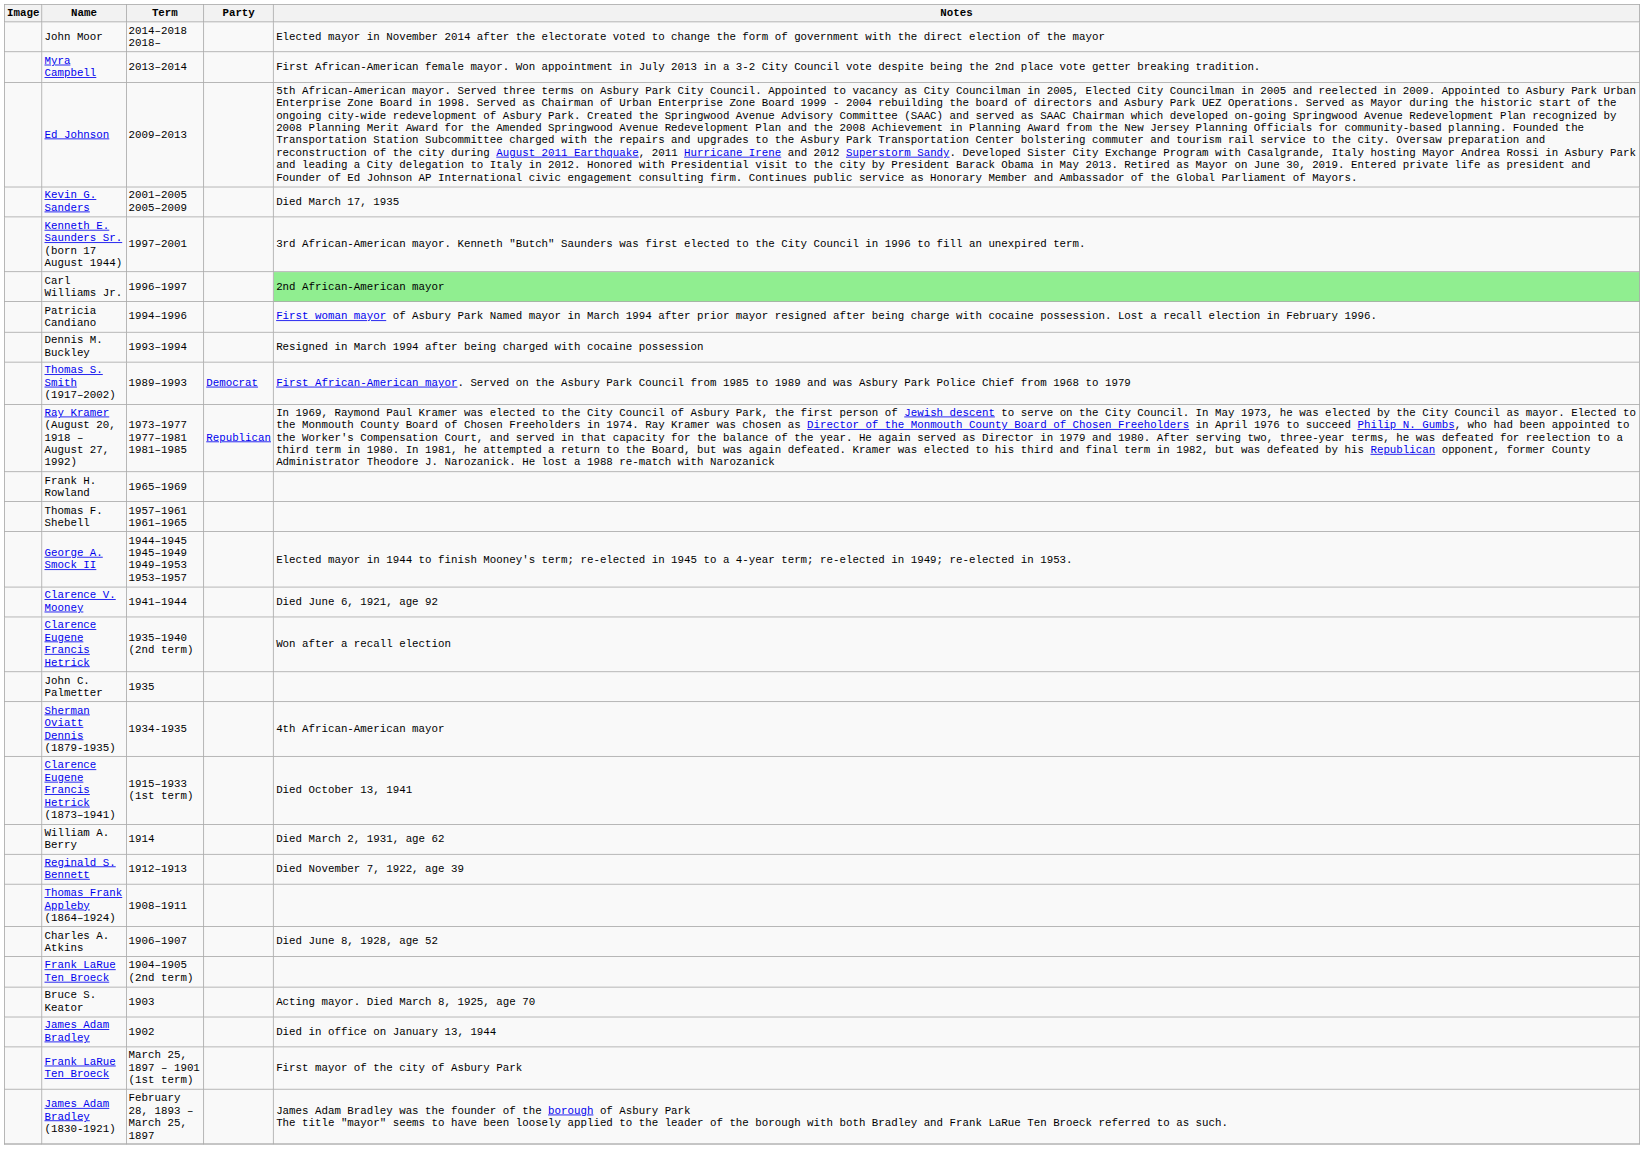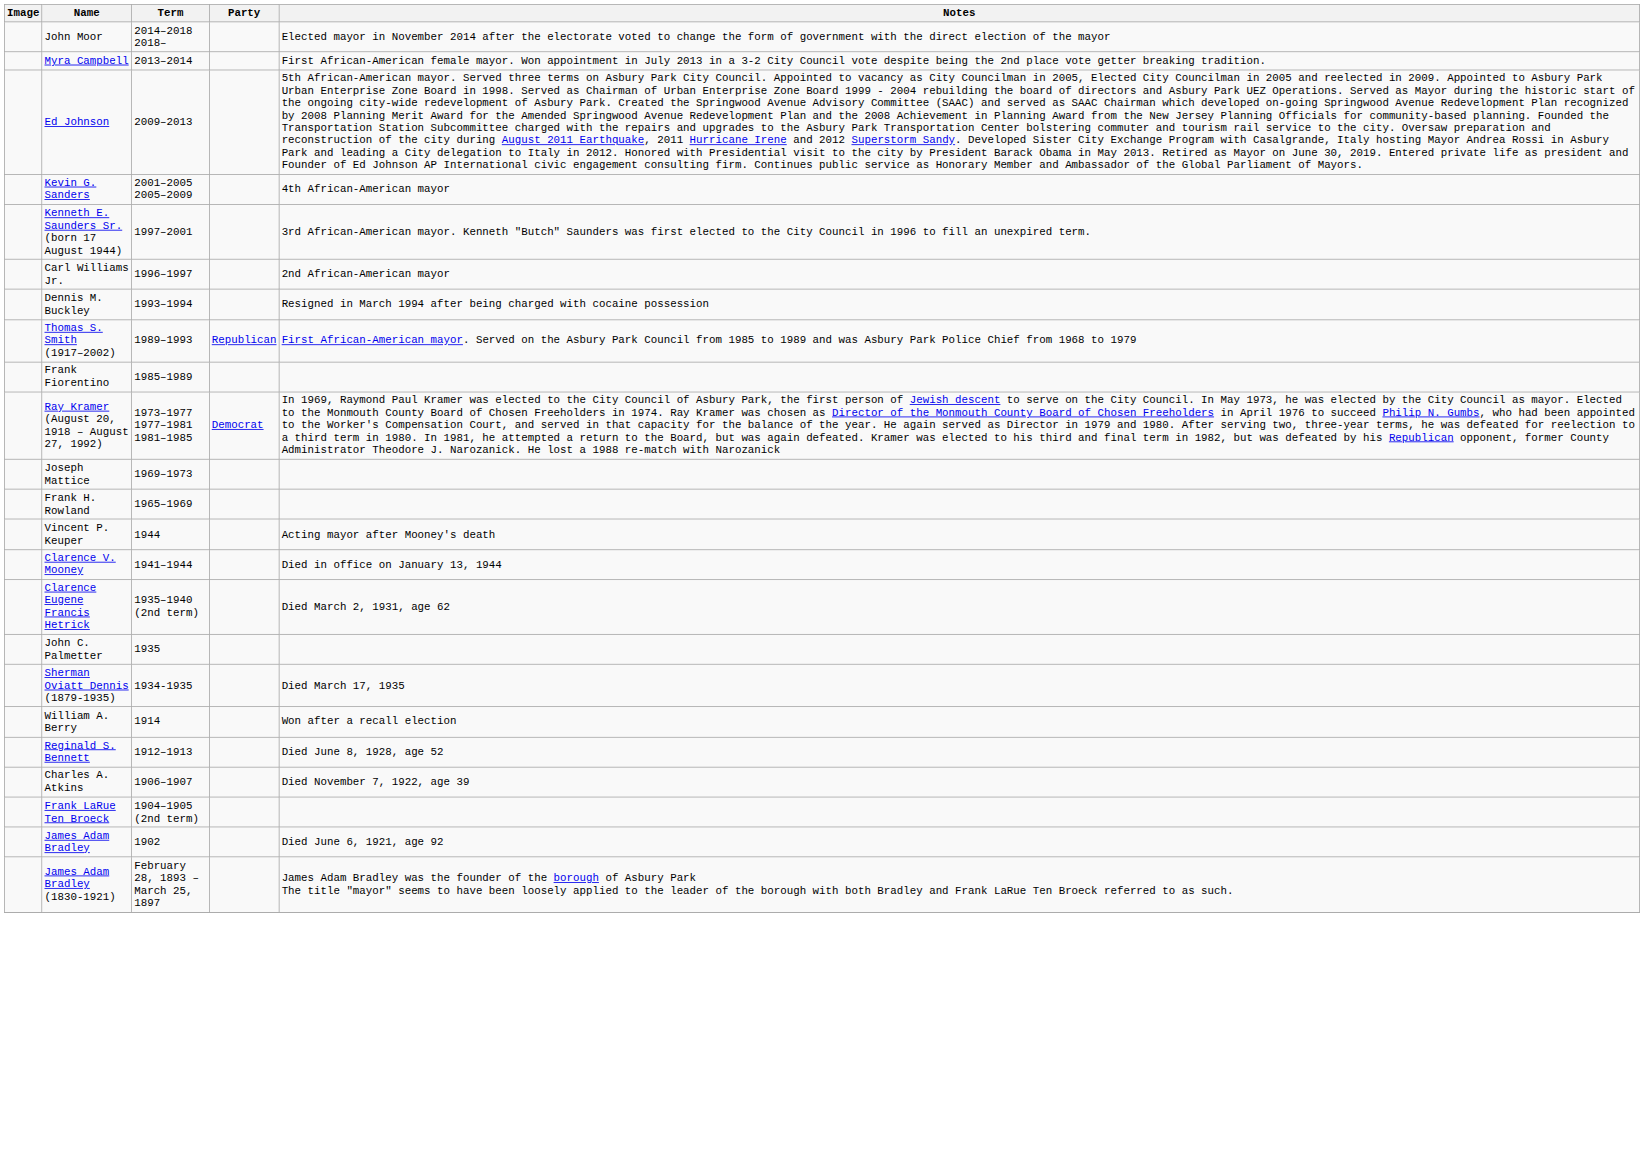(338, 202) Died March 17, 1935 -> (366, 189) 4th African-American mayor
(360, 287) lightgreen background -> (366, 274) no background
- row: (70, 317)
(232, 383) Democrat -> (244, 341) Republican
+ row: (77, 377)
(239, 438) Republican -> (238, 426) Democrat
+ row: (67, 474)
- row: (74, 517)
- row: (74, 559)
+ row: (77, 534)
(357, 602) Died June 6, 1921, age 92 -> (392, 564) Died in office on January 13, 1944
(364, 644) Won after a recall election -> (366, 607) Died March 2, 1931, age 62
(360, 729) 4th African-American mayor -> (343, 686) Died March 17, 1935
- row: (80, 790)
(360, 839) Died March 2, 1931, age 62 -> (369, 722) Won after a recall election
(370, 869) Died November 7, 1922, age 39 -> (363, 752) Died June 8, 1928, age 52
- row: (83, 905)
(357, 942) Died June 8, 1928, age 52 -> (376, 782) Died November 7, 1922, age 39
- row: (70, 1002)
(386, 1032) Died in office on January 13, 1944 -> (363, 842) Died June 6, 1921, age 92
- row: (80, 1068)
